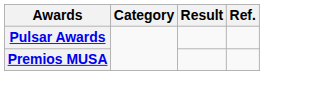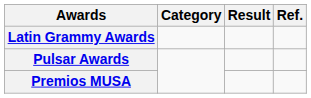+ row: (81, 37)
